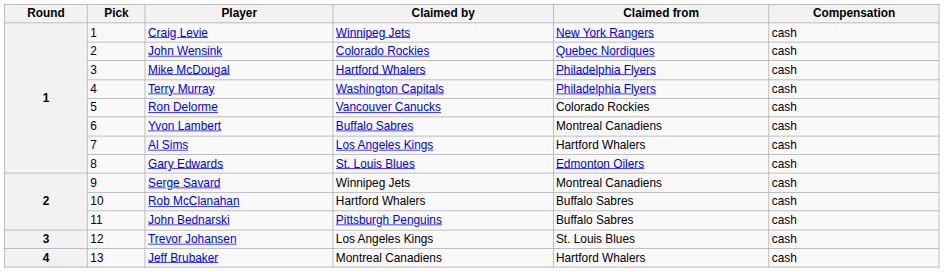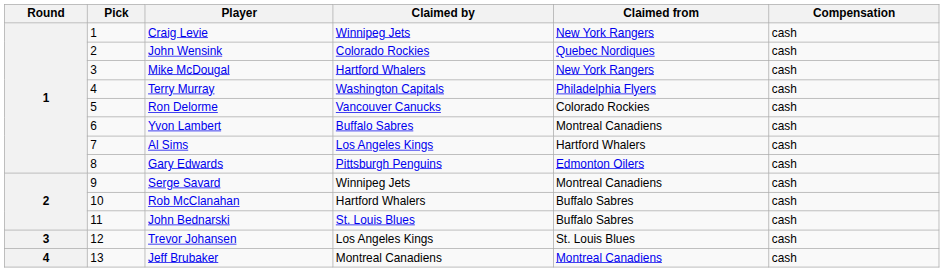(606, 70) Philadelphia Flyers -> (605, 70) New York Rangers
(375, 164) St. Louis Blues -> (389, 164) Pittsburgh Penguins
(389, 220) Pittsburgh Penguins -> (375, 220) St. Louis Blues
(601, 257) Hartford Whalers -> (609, 257) Montreal Canadiens
